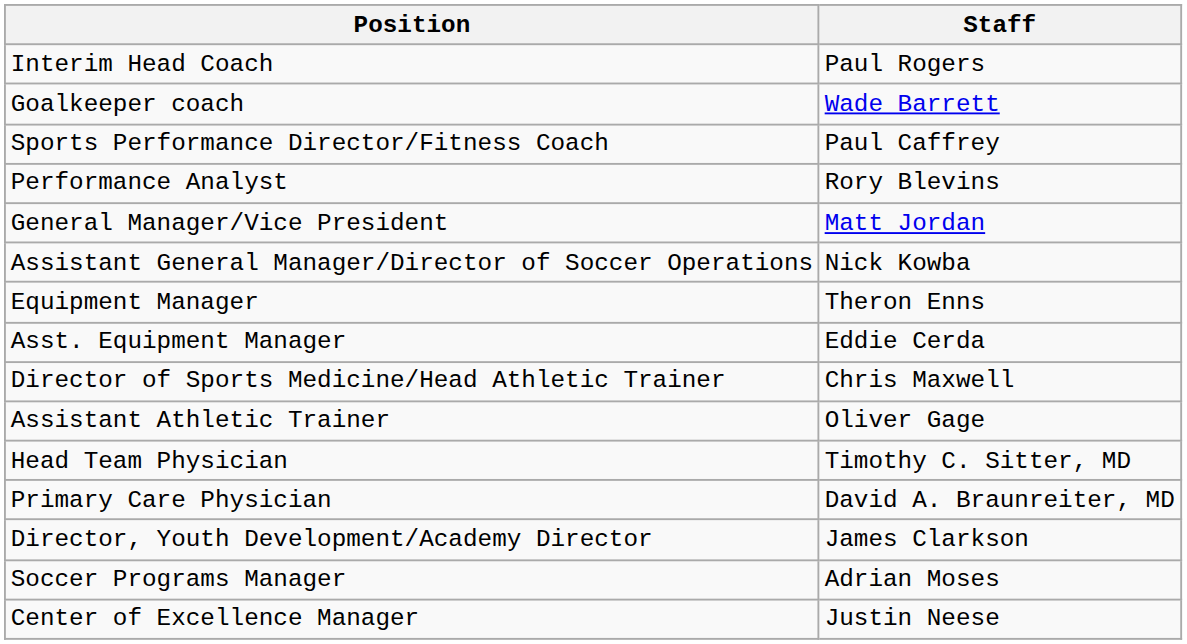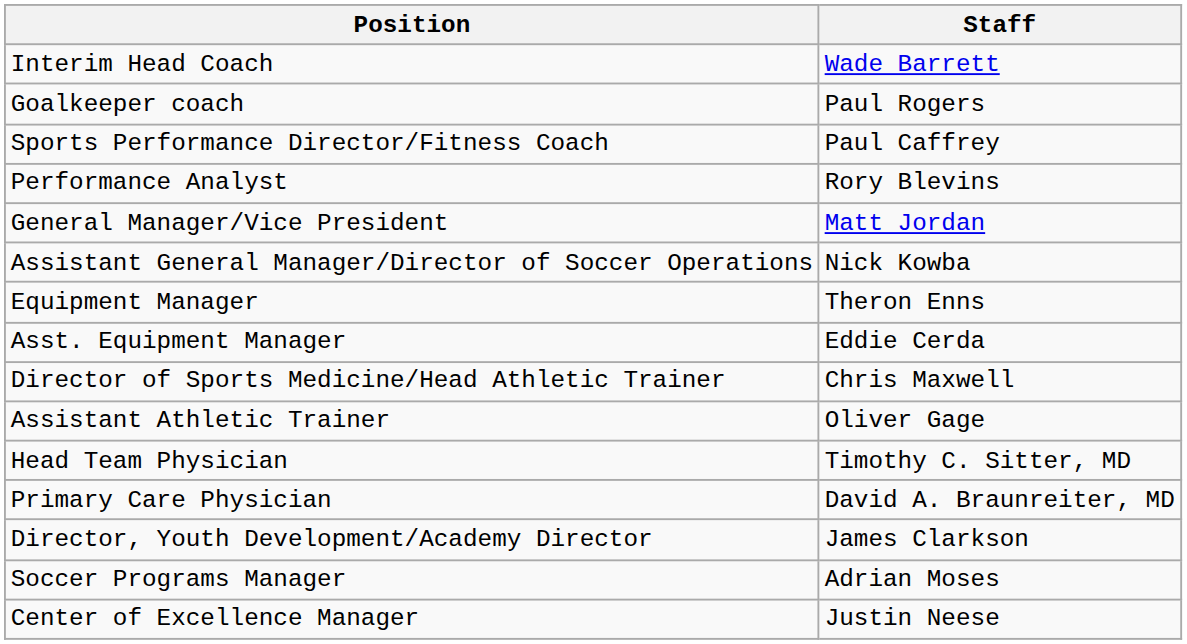(905, 64) Paul Rogers -> (912, 64) Wade Barrett
(912, 104) Wade Barrett -> (905, 104) Paul Rogers
